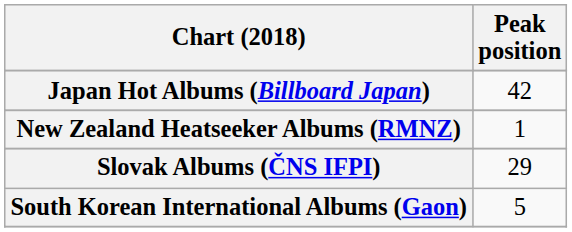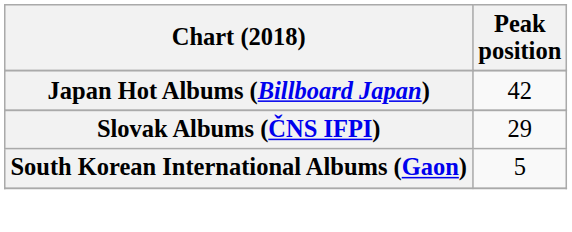- row: (239, 129)
